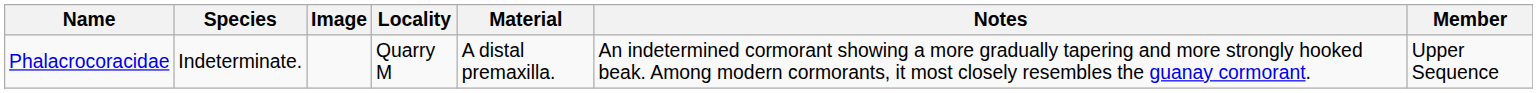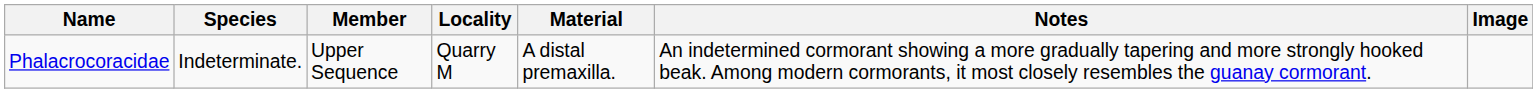columns swapped: (1470, 19) <-> (339, 19)
